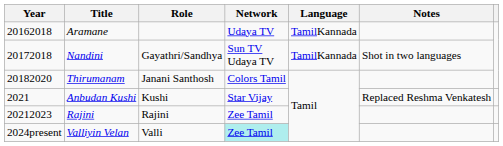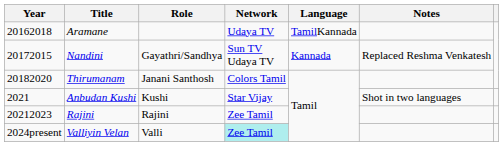(29, 55) 20172018 -> (29, 55) 20172015
(324, 55) TamilKannada -> (311, 55) Kannada
(412, 55) Shot in two languages -> (427, 55) Replaced Reshma Venkatesh
(427, 97) Replaced Reshma Venkatesh -> (412, 97) Shot in two languages
